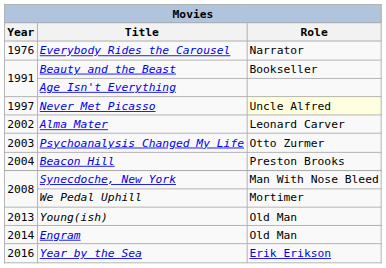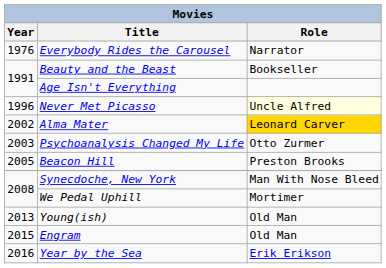(21, 106) 1997 -> (21, 106) 1996
(297, 124) no background -> (297, 124) gold background
(21, 161) 2004 -> (21, 161) 2005
(21, 235) 2014 -> (21, 235) 2015
